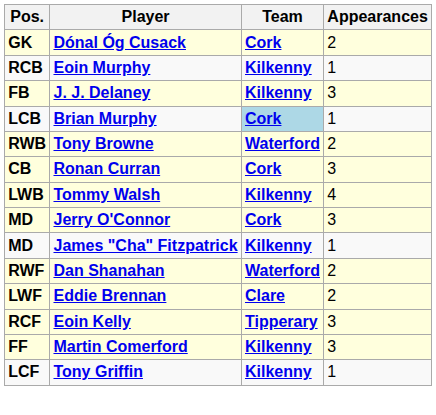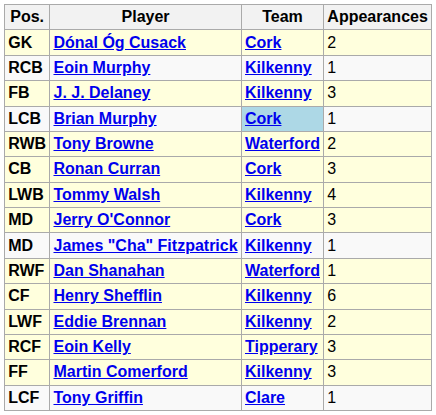(332, 270) 2 -> (332, 270) 1
+ row: (108, 296)
(265, 296) Clare -> (278, 321) Kilkenny
(278, 372) Kilkenny -> (265, 397) Clare
